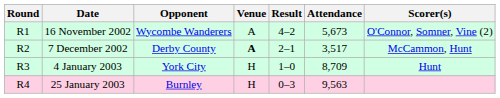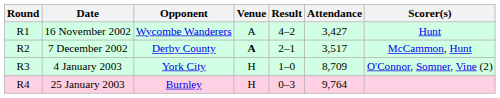(334, 31) 5,673 -> (334, 31) 3,427
(430, 31) O'Connor, Somner, Vine (2) -> (430, 31) Hunt
(430, 66) Hunt -> (430, 66) O'Connor, Somner, Vine (2)
(334, 84) 9,563 -> (334, 84) 9,764
